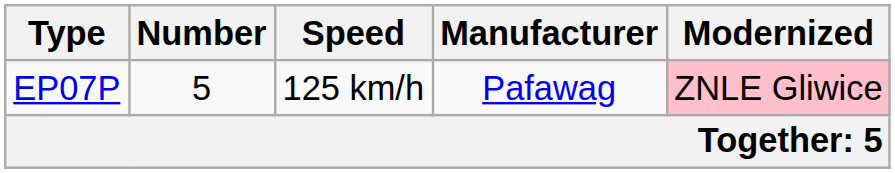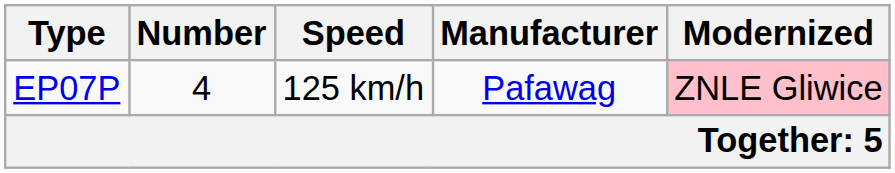(201, 87) 5 -> (201, 87) 4
